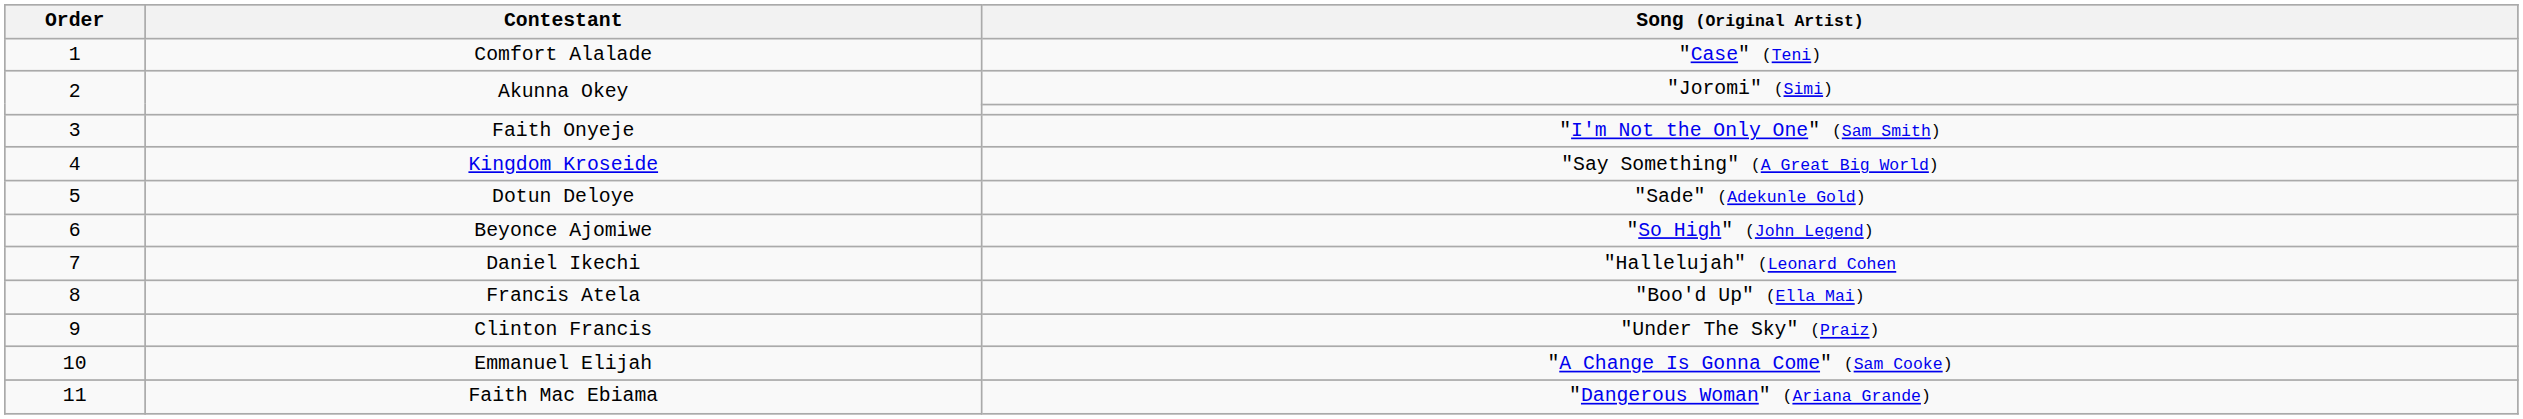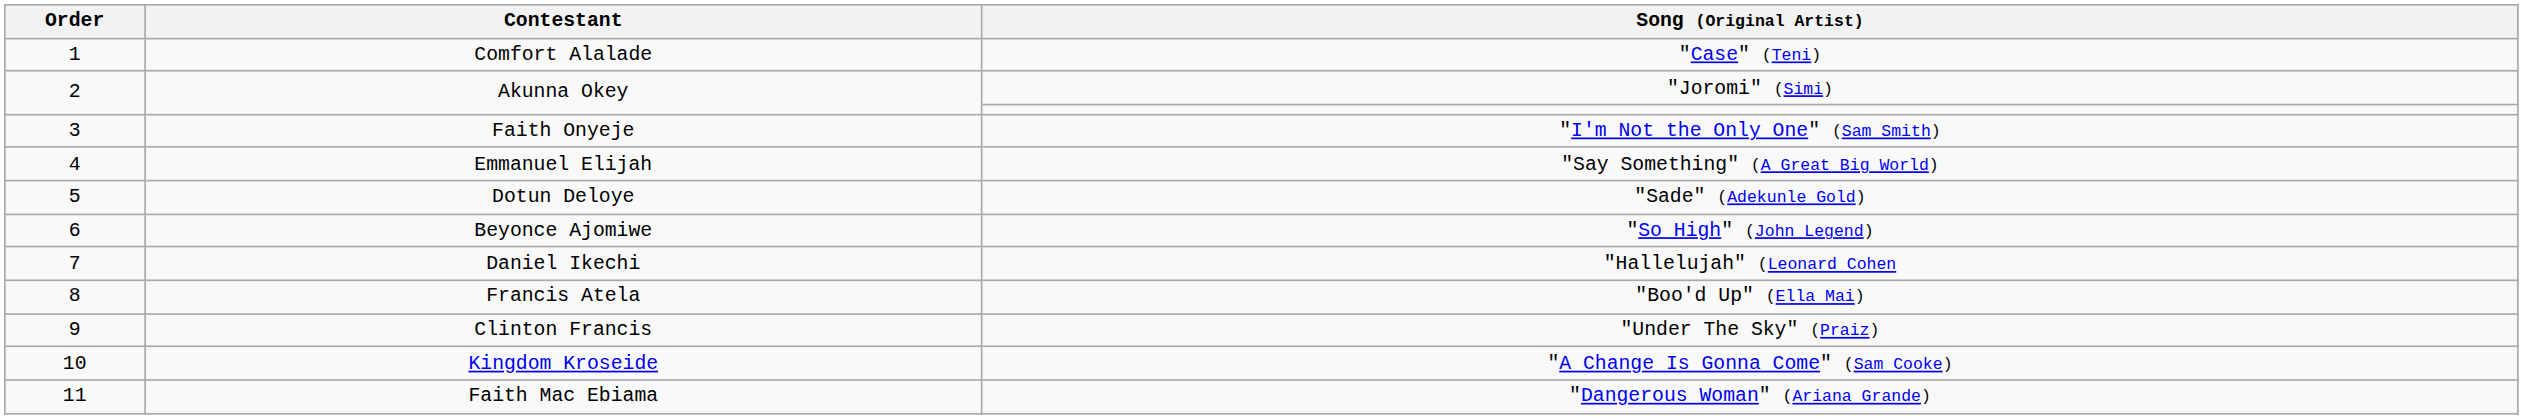(563, 164) Kingdom Kroseide -> (563, 164) Emmanuel Elijah
(563, 363) Emmanuel Elijah -> (563, 363) Kingdom Kroseide
